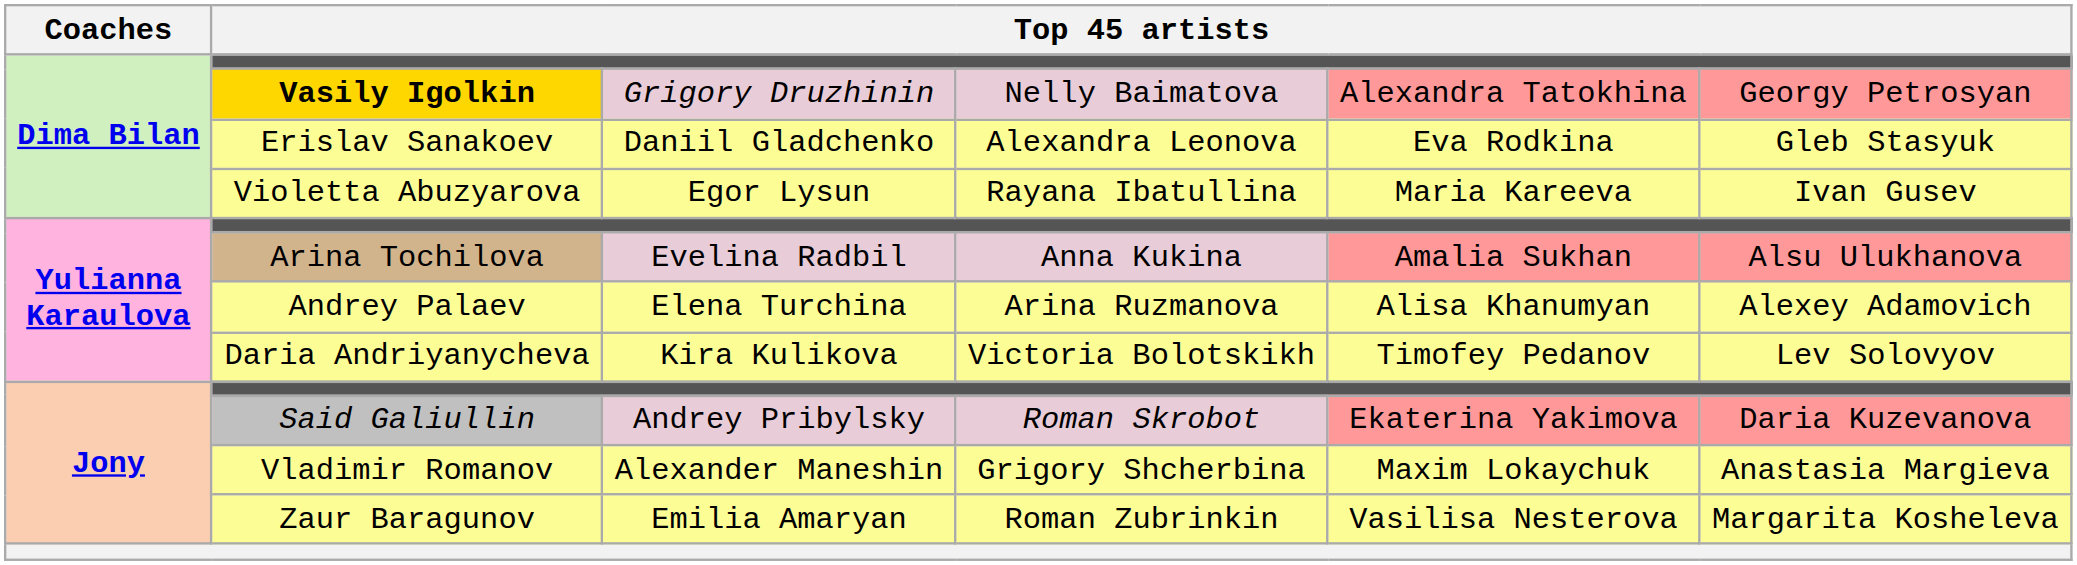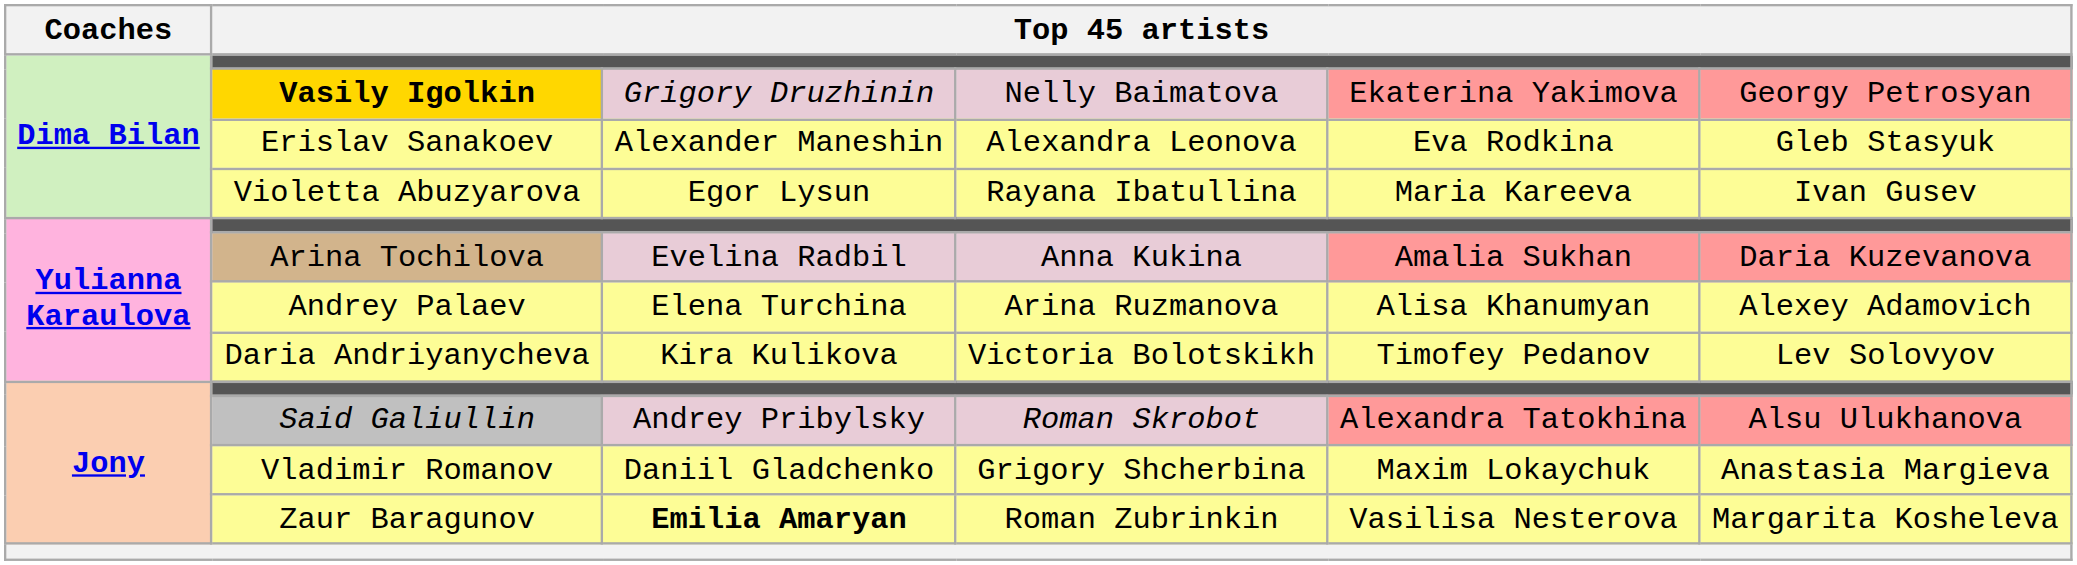(1513, 94) Alexandra Tatokhina -> (1513, 94) Ekaterina Yakimova
(779, 144) Daniil Gladchenko -> (779, 144) Alexander Maneshin
(1885, 257) Alsu Ulukhanova -> (1885, 257) Daria Kuzevanova
(1513, 420) Ekaterina Yakimova -> (1513, 420) Alexandra Tatokhina
(1885, 420) Daria Kuzevanova -> (1885, 420) Alsu Ulukhanova
(779, 470) Alexander Maneshin -> (779, 470) Daniil Gladchenko
(779, 520) normal -> (779, 520) bold
